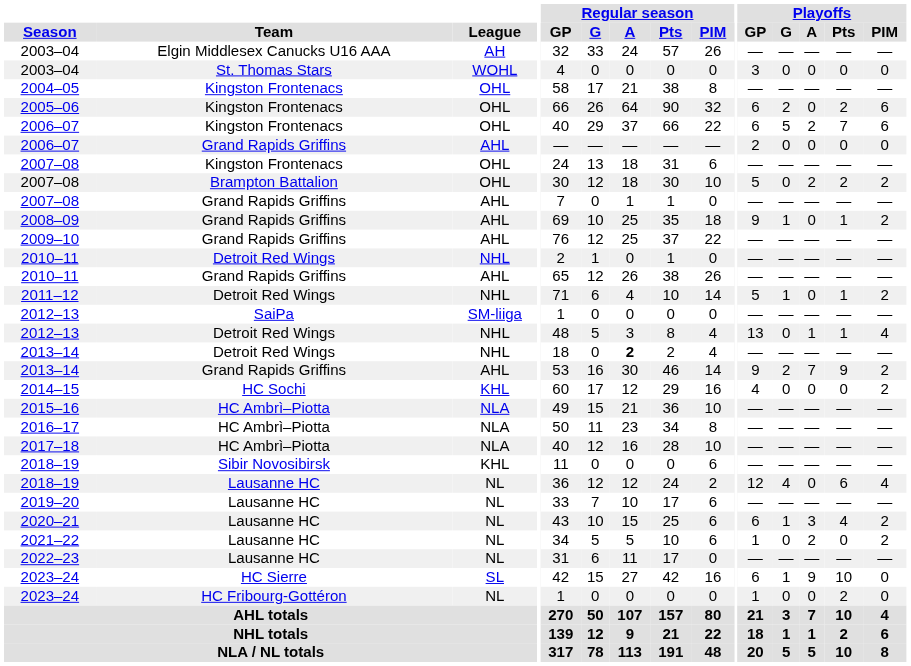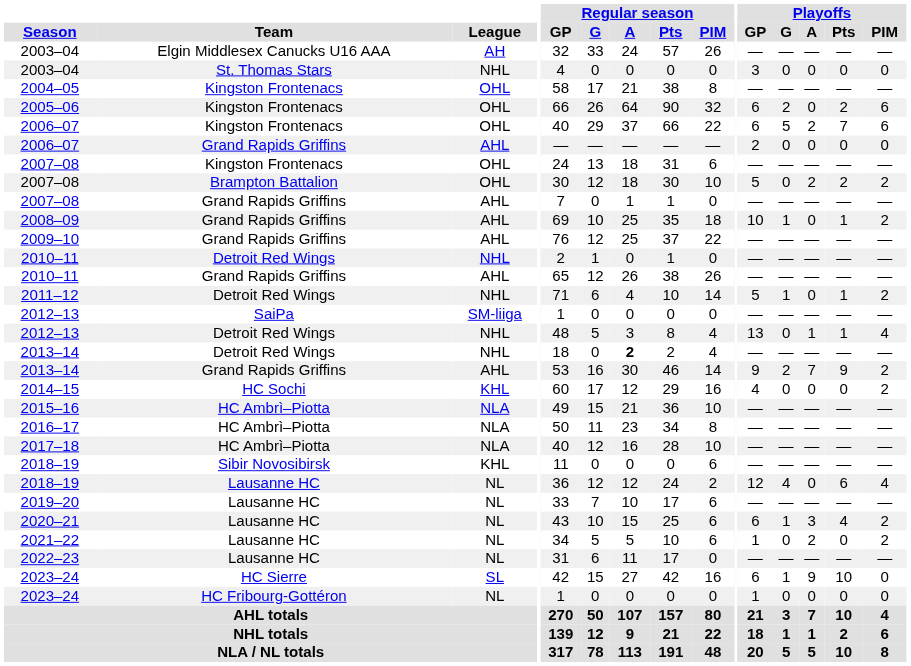(495, 69) WOHL -> (495, 69) NHL
(755, 220) 9 -> (755, 220) 10
(844, 596) 2 -> (844, 596) 0
